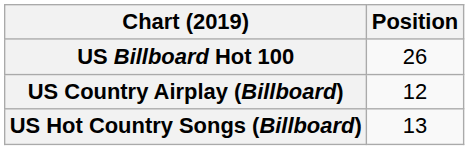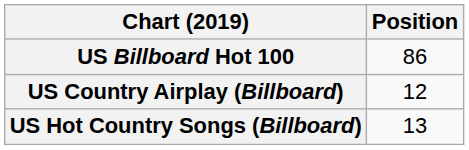(415, 56) 26 -> (415, 56) 86
